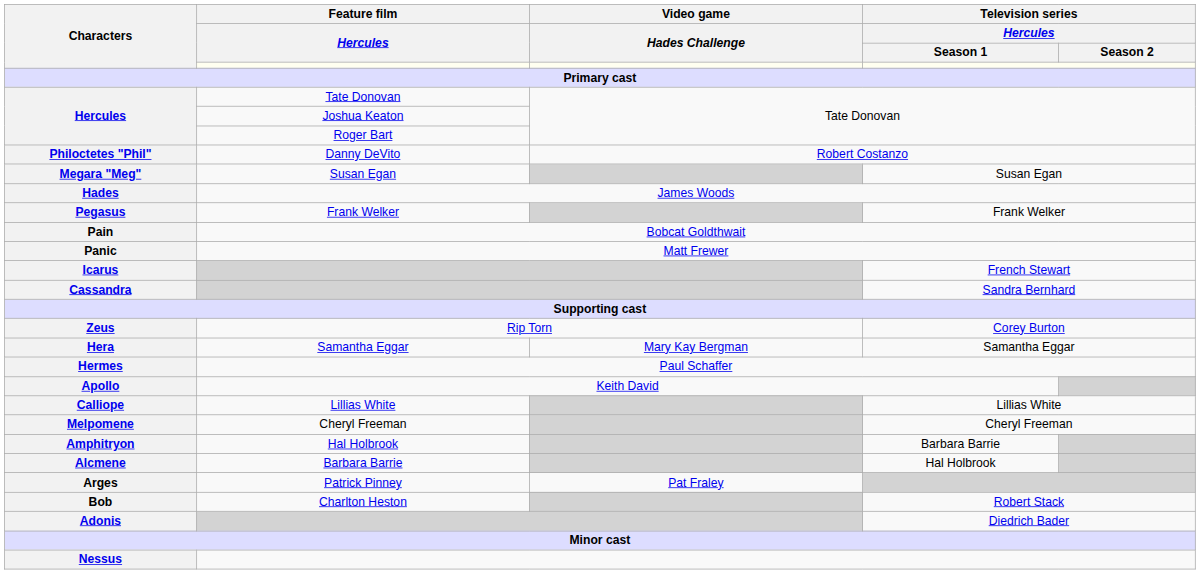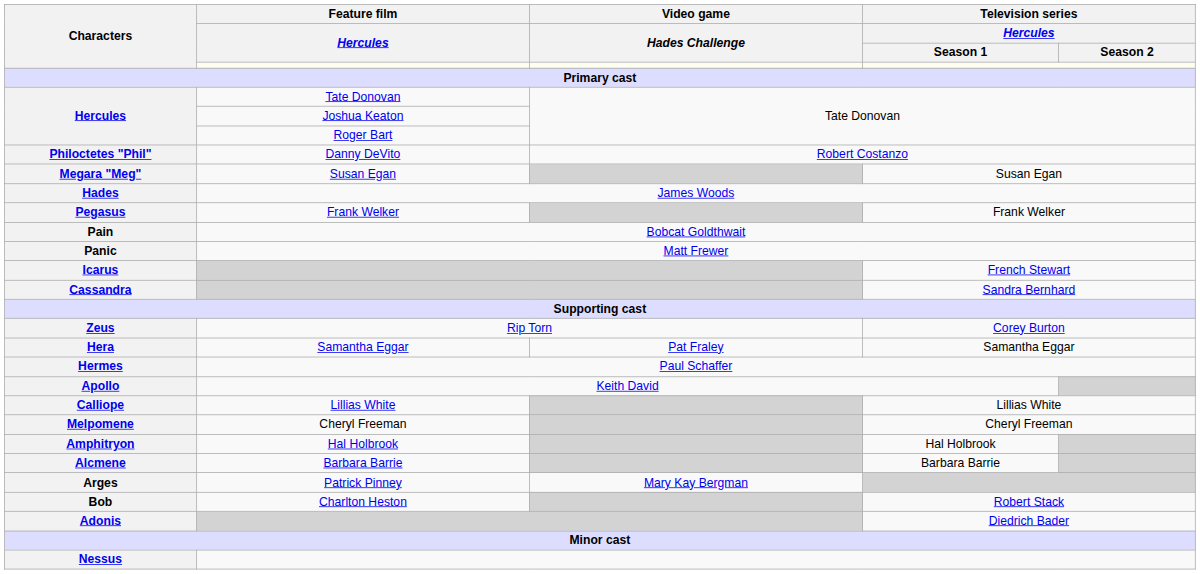(696, 347) Mary Kay Bergman -> (696, 347) Pat Fraley
(961, 444) Barbara Barrie -> (961, 444) Hal Holbrook
(961, 463) Hal Holbrook -> (961, 463) Barbara Barrie
(696, 482) Pat Fraley -> (696, 482) Mary Kay Bergman
